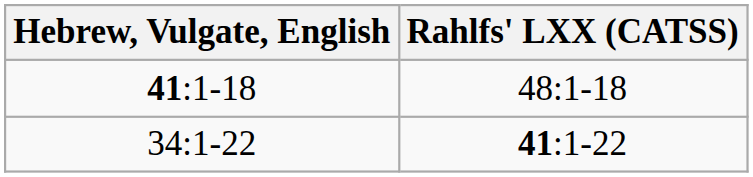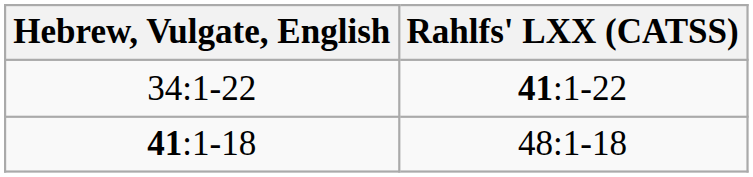rows swapped: (202, 87) <-> (202, 143)
